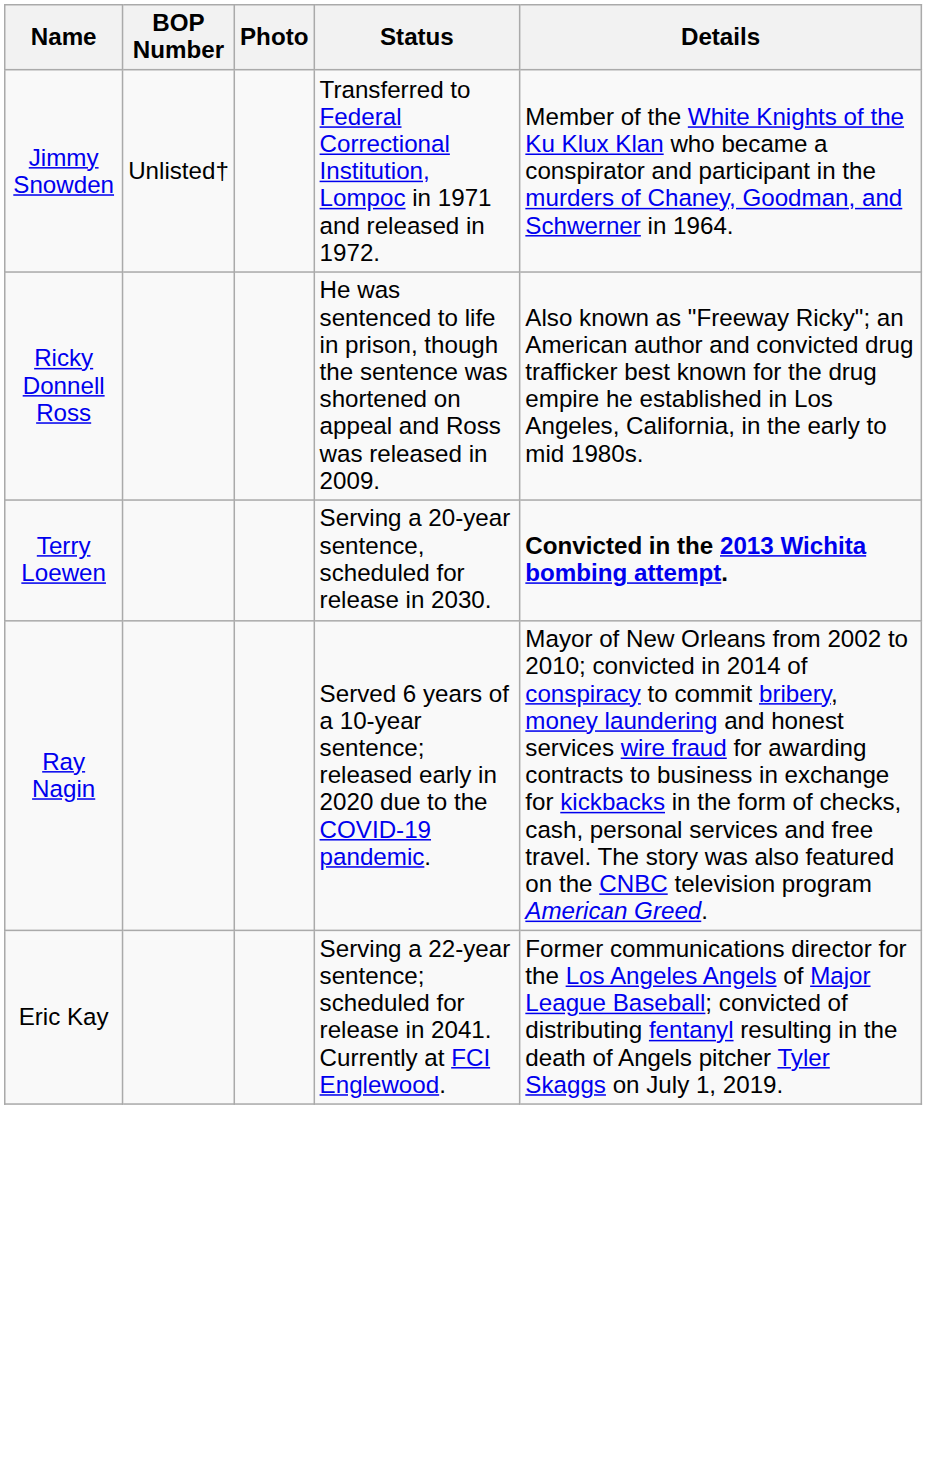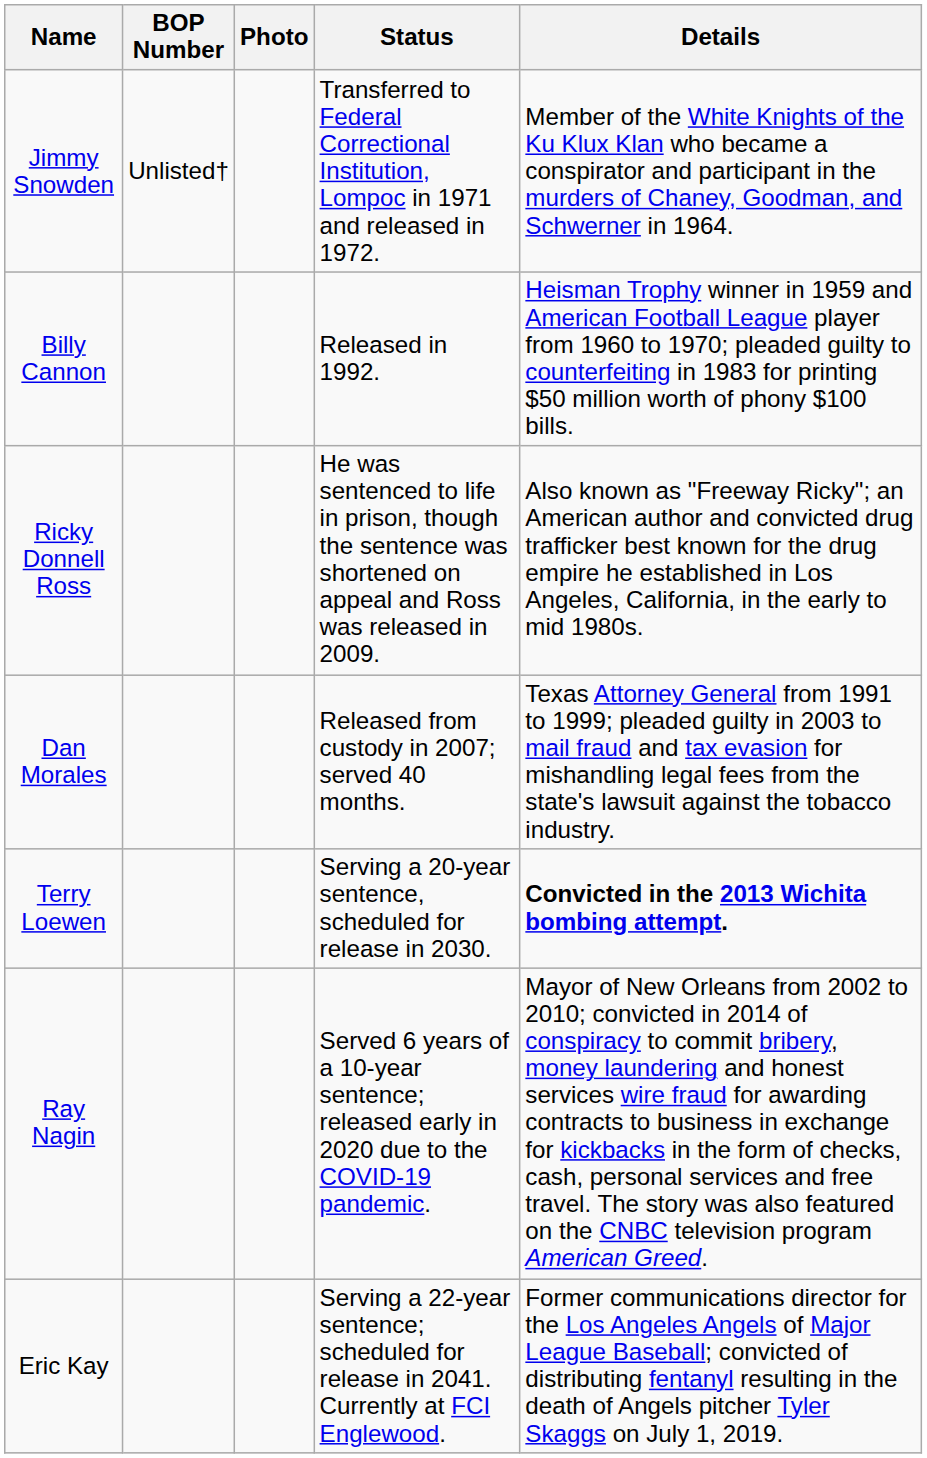+ row: (64, 358)
+ row: (64, 761)
